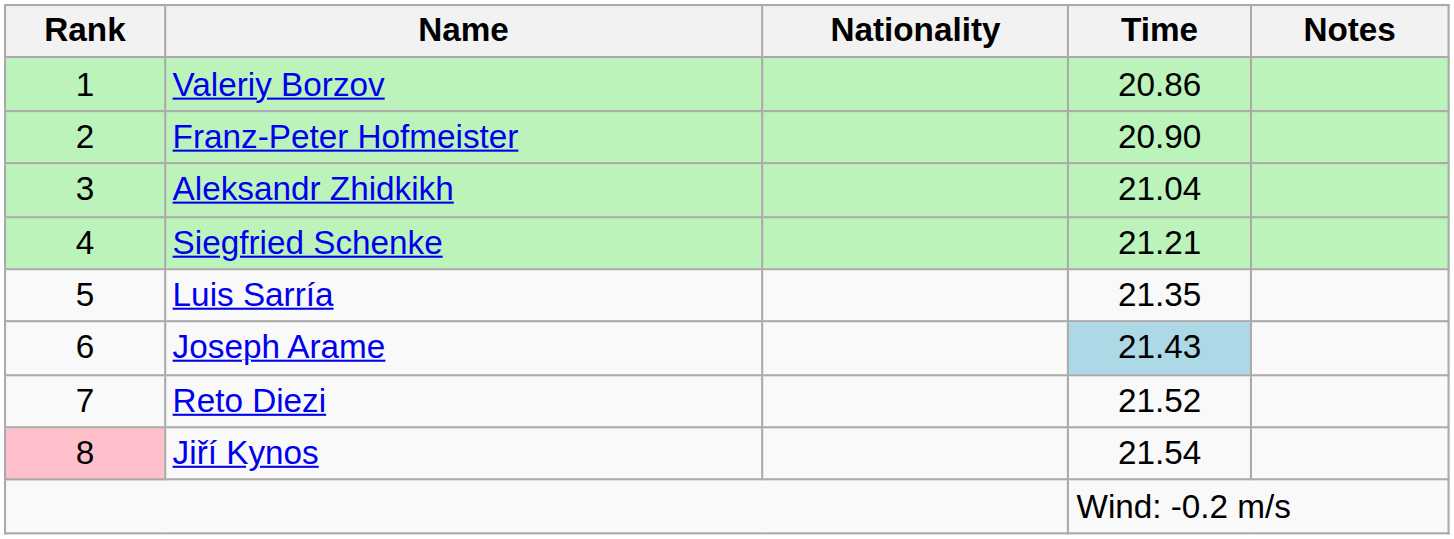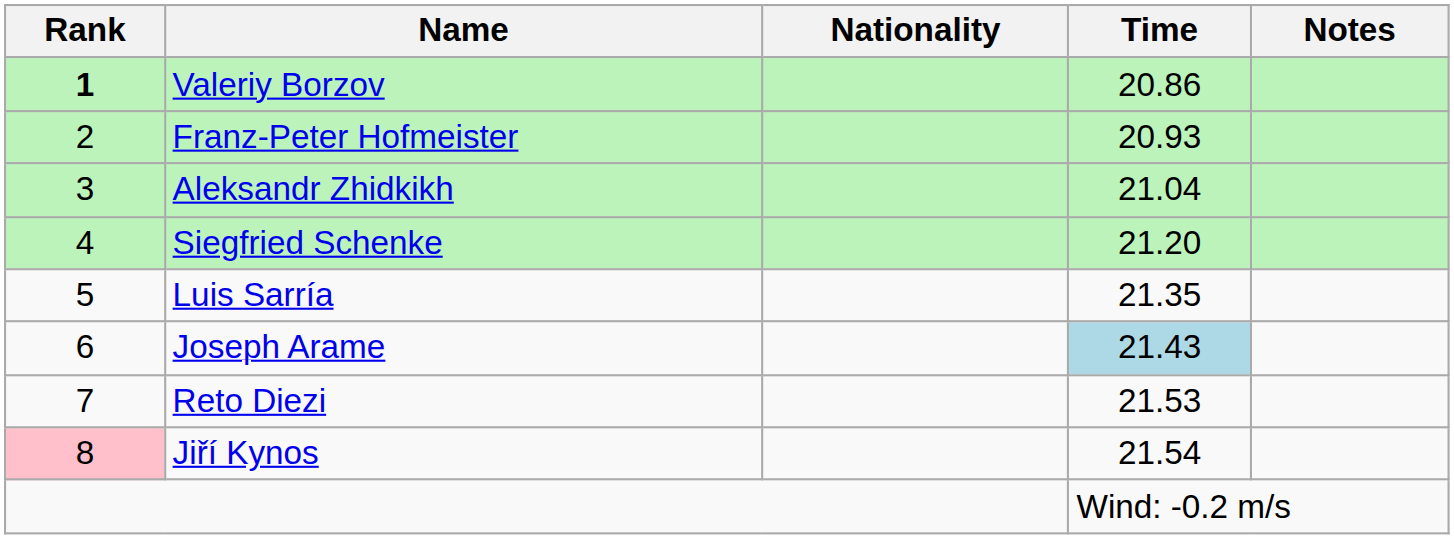(85, 83) normal -> (85, 83) bold
(1160, 136) 20.90 -> (1160, 136) 20.93
(1160, 242) 21.21 -> (1160, 242) 21.20
(1160, 400) 21.52 -> (1160, 400) 21.53
